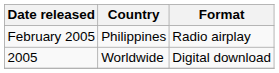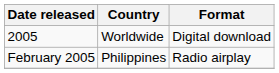rows swapped: (51, 36) <-> (22, 57)
